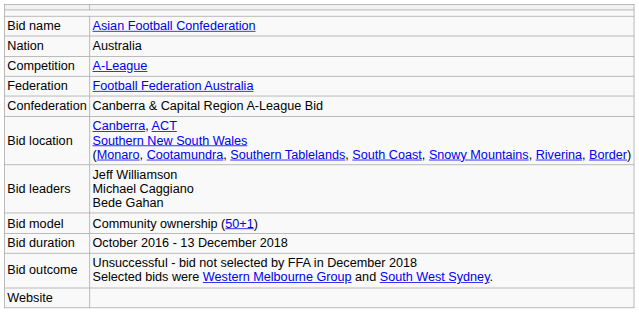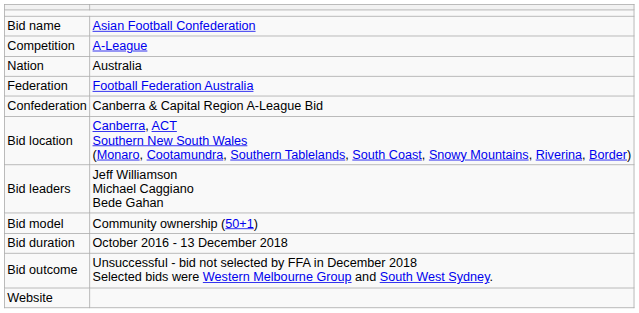rows swapped: (41, 66) <-> (26, 46)
